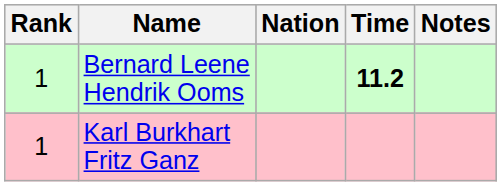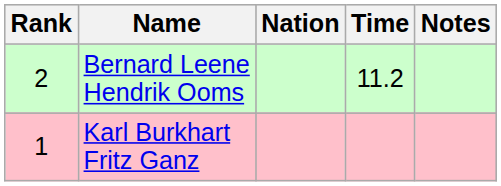(41, 78) 1 -> (41, 78) 2
(380, 78) bold -> (380, 78) normal
